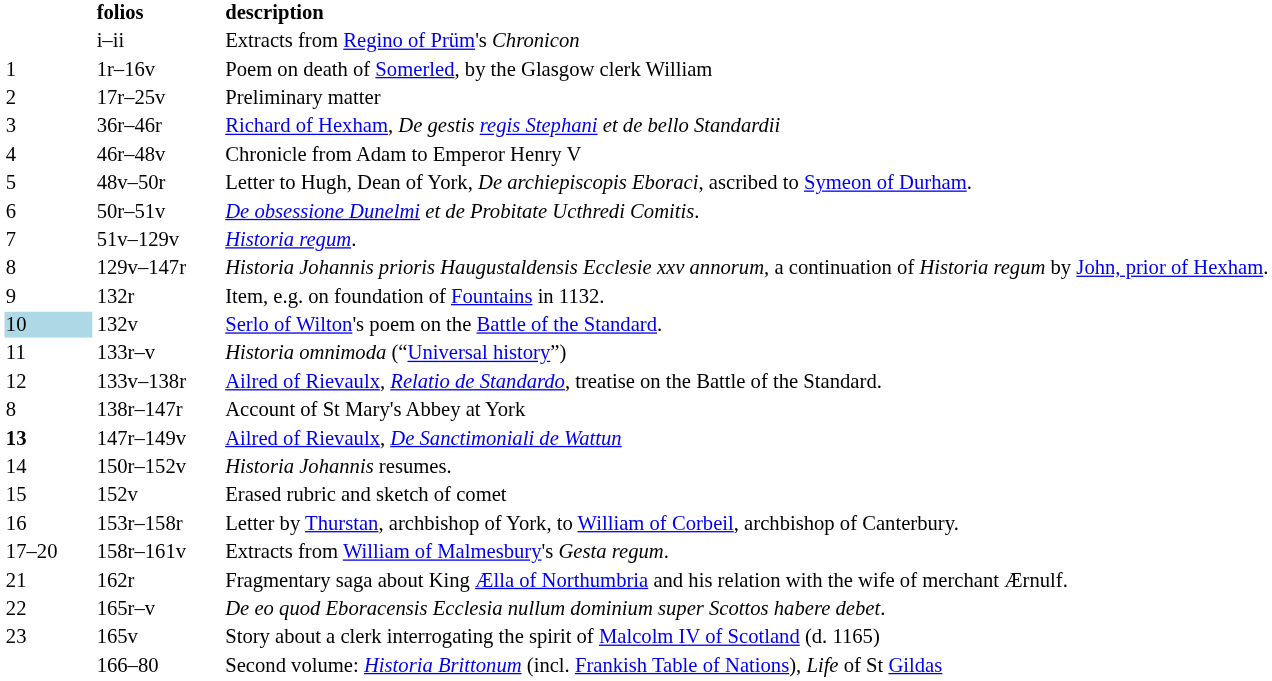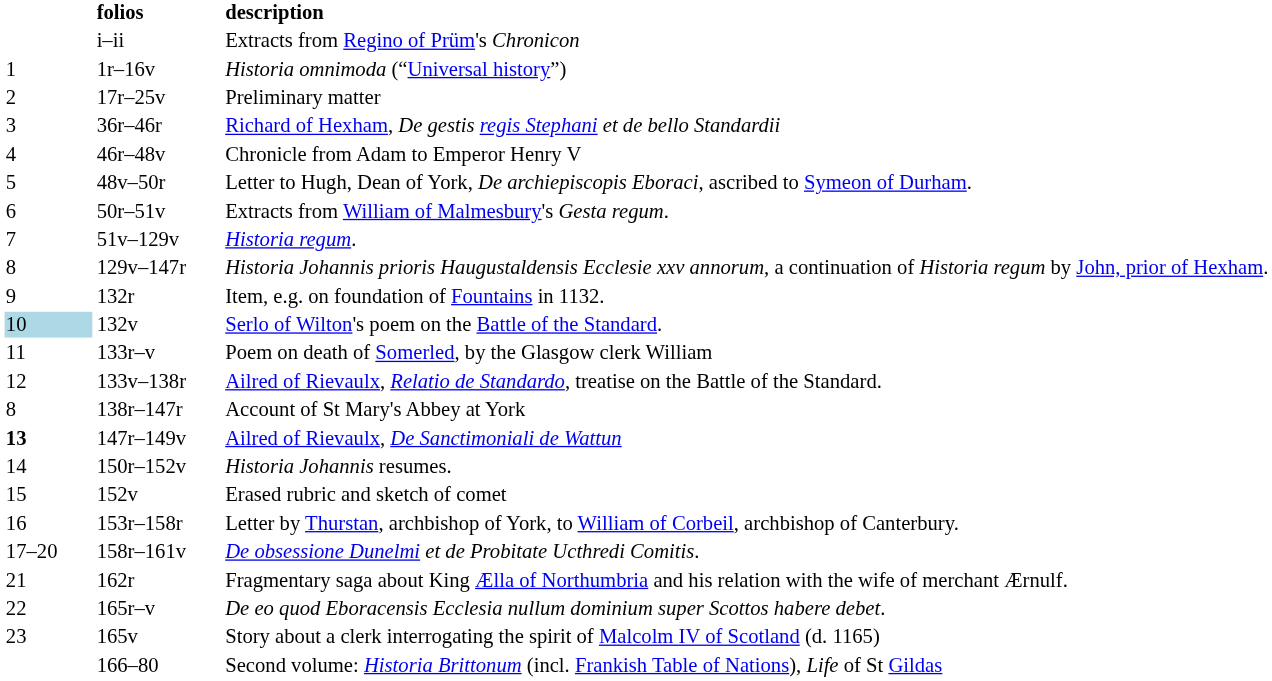(469, 69) Poem on death of Somerled, by the Glasgow clerk William -> (396, 69) Historia omnimoda (“Universal history”)
(462, 210) De obsessione Dunelmi et de Probitate Ucthredi Comitis. -> (447, 210) Extracts from William of Malmesbury's Gesta regum.
(396, 352) Historia omnimoda (“Universal history”) -> (469, 352) Poem on death of Somerled, by the Glasgow clerk William
(447, 551) Extracts from William of Malmesbury's Gesta regum. -> (462, 551) De obsessione Dunelmi et de Probitate Ucthredi Comitis.
